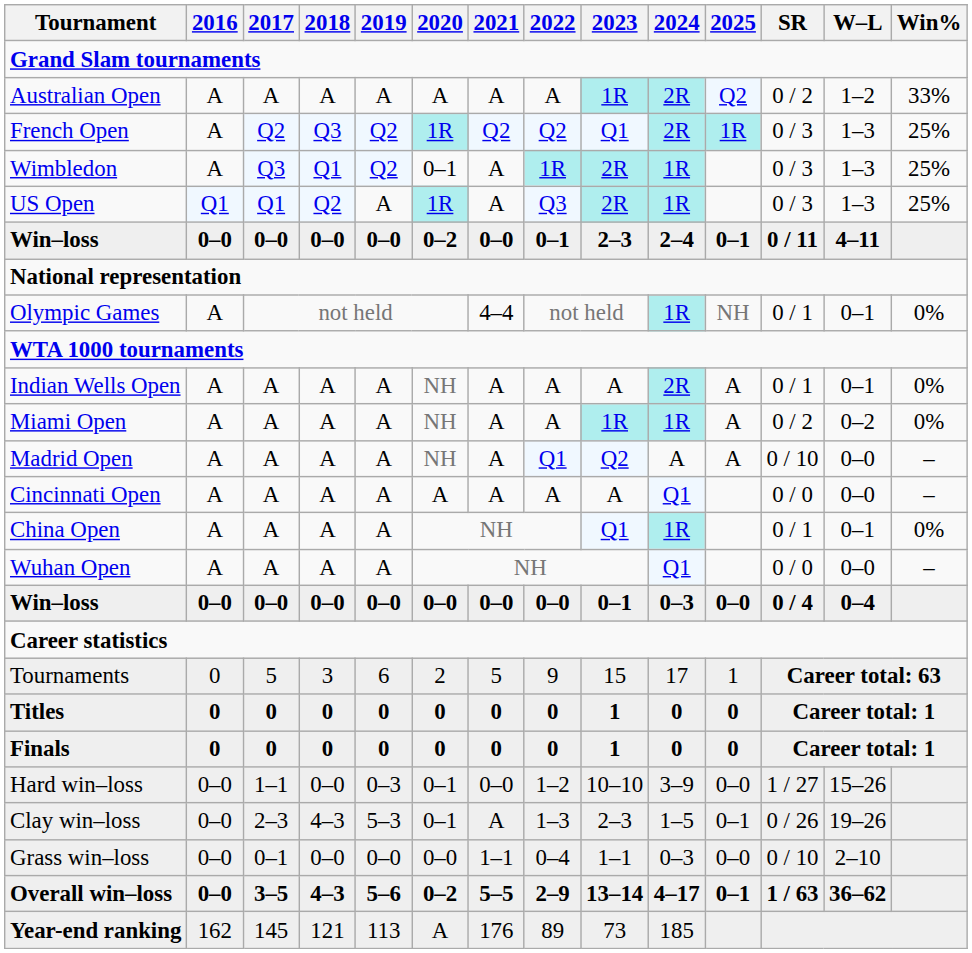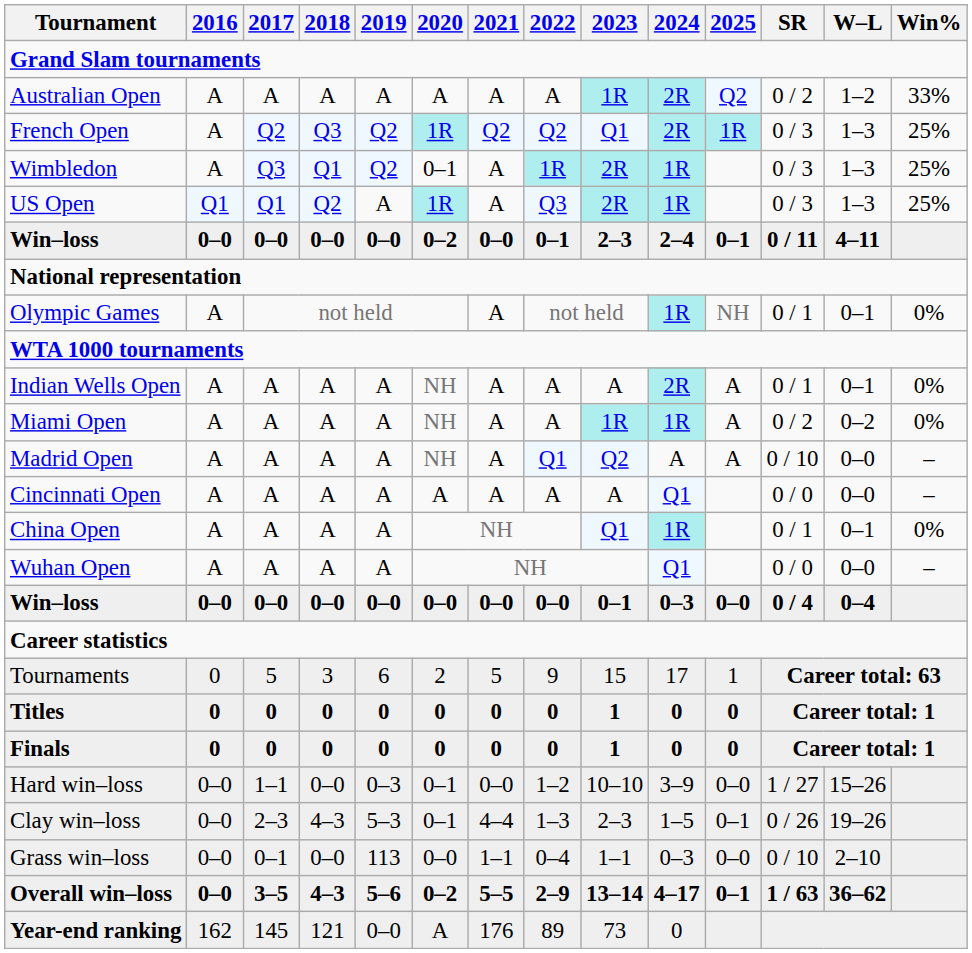(496, 312) 4–4 -> (496, 312) A
(496, 820) A -> (496, 820) 4–4
(384, 857) 0–0 -> (384, 857) 113
(384, 929) 113 -> (384, 929) 0–0
(677, 929) 185 -> (677, 929) 0
